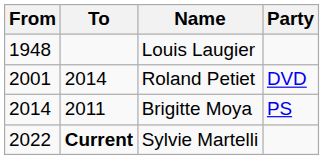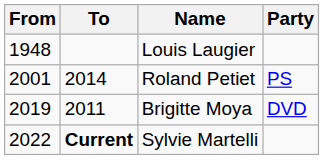(287, 79) DVD -> (279, 79) PS
(30, 109) 2014 -> (30, 109) 2019
(279, 109) PS -> (287, 109) DVD
